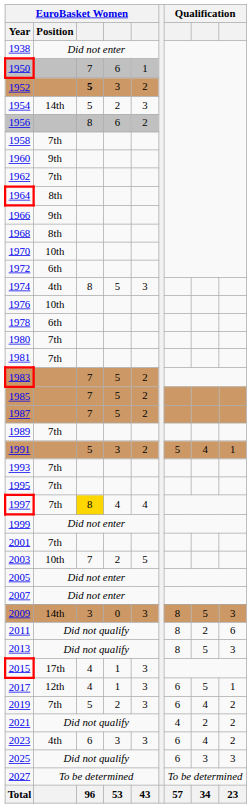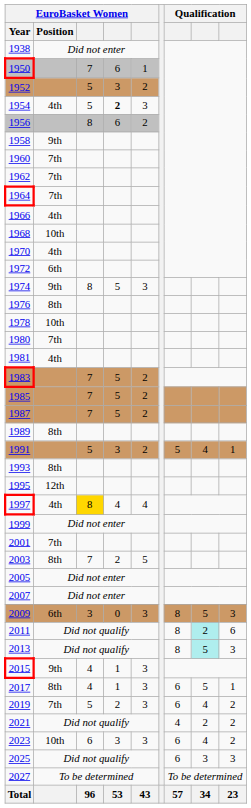(90, 87) bold -> (90, 87) normal
(55, 105) 14th -> (55, 105) 4th
(117, 105) normal -> (117, 105) bold
(55, 141) 7th -> (55, 141) 9th
(55, 159) 9th -> (55, 159) 7th
(55, 196) 8th -> (55, 196) 7th
(55, 215) 9th -> (55, 215) 4th
(55, 233) 8th -> (55, 233) 10th
(55, 251) 10th -> (55, 251) 4th
(55, 286) 4th -> (55, 286) 9th
(55, 304) 10th -> (55, 304) 8th
(55, 322) 6th -> (55, 322) 10th
(55, 358) 7th -> (55, 358) 4th
(55, 432) 7th -> (55, 432) 8th
(55, 468) 7th -> (55, 468) 8th
(55, 486) 7th -> (55, 486) 12th
(55, 505) 7th -> (55, 505) 4th
(55, 560) 10th -> (55, 560) 8th
(55, 613) 14th -> (55, 613) 6th
(205, 631) no background -> (205, 631) paleturquoise background
(205, 649) no background -> (205, 649) paleturquoise background
(55, 668) 17th -> (55, 668) 9th
(55, 687) 12th -> (55, 687) 8th
(55, 741) 4th -> (55, 741) 10th
